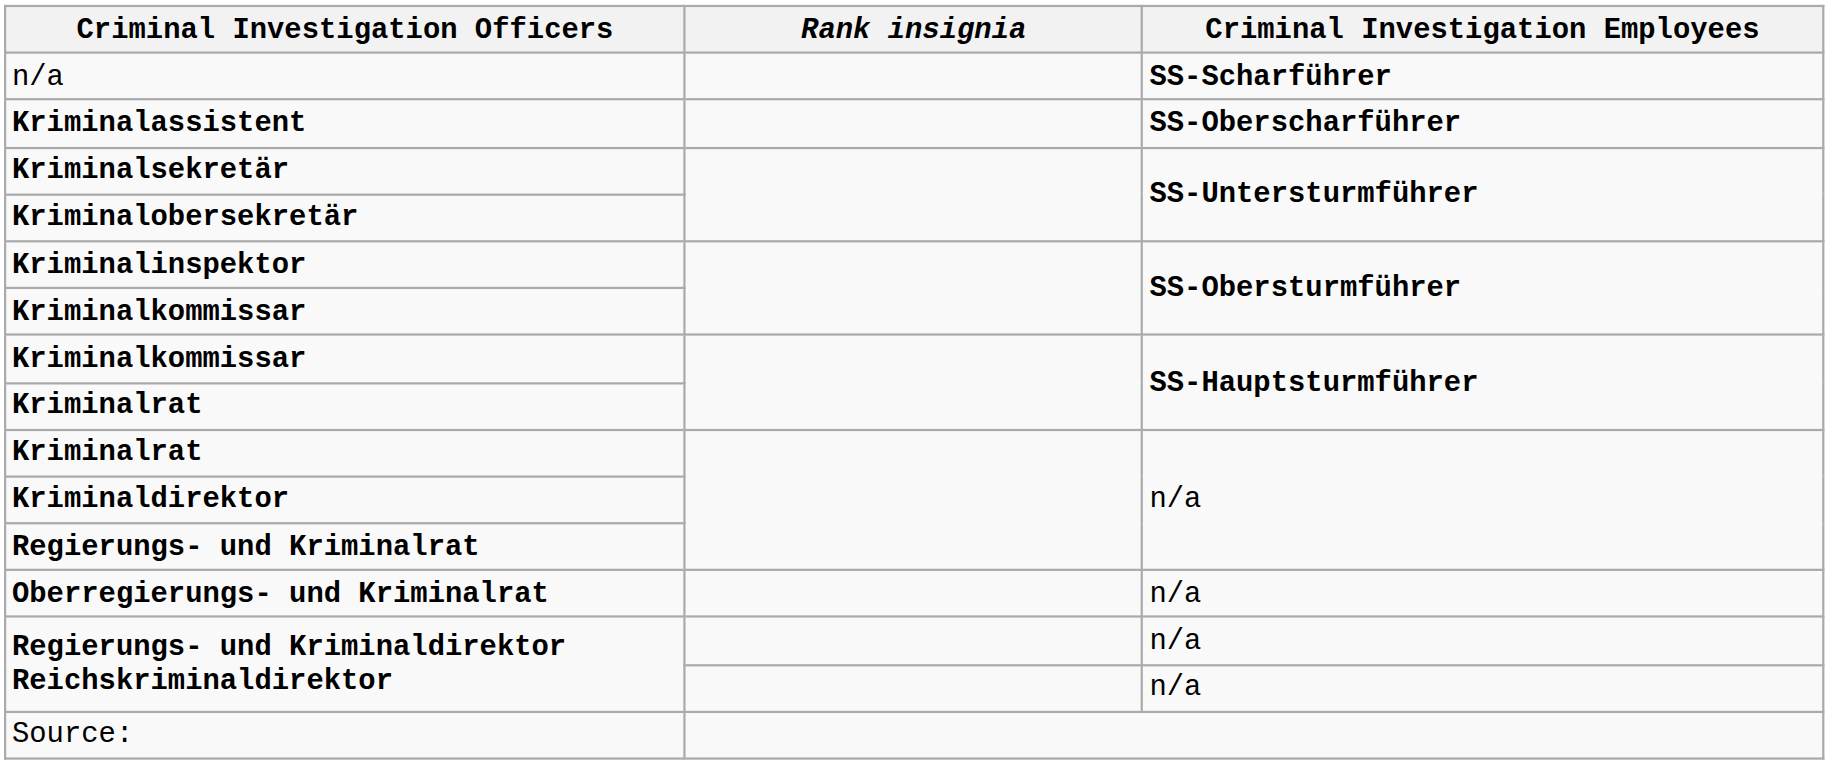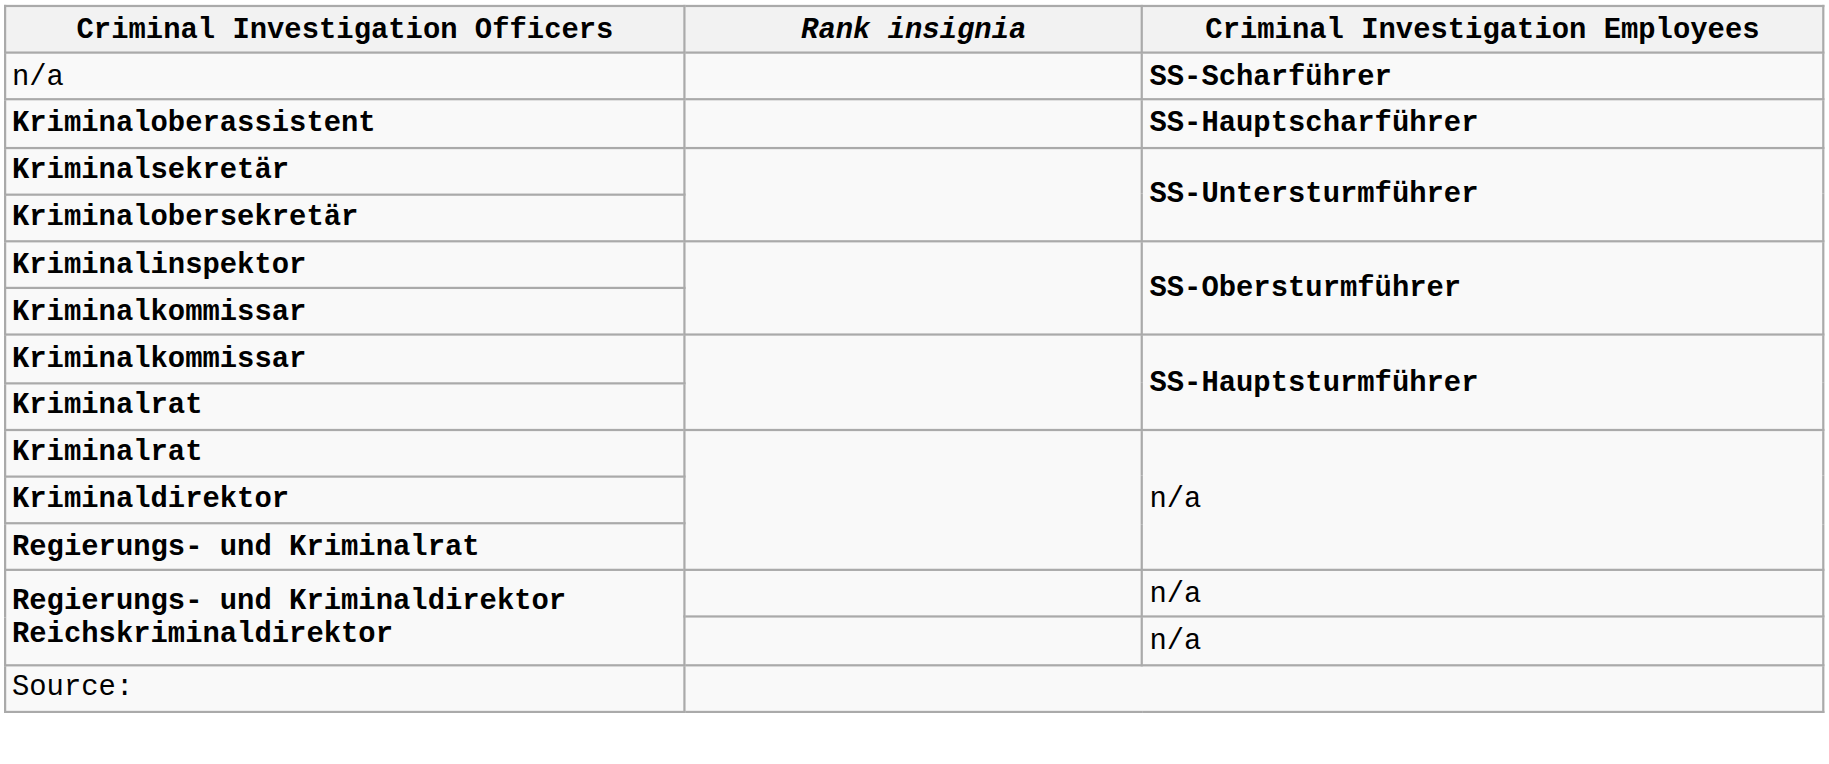- row: (159, 124)
+ row: (194, 124)
- row: (280, 594)
